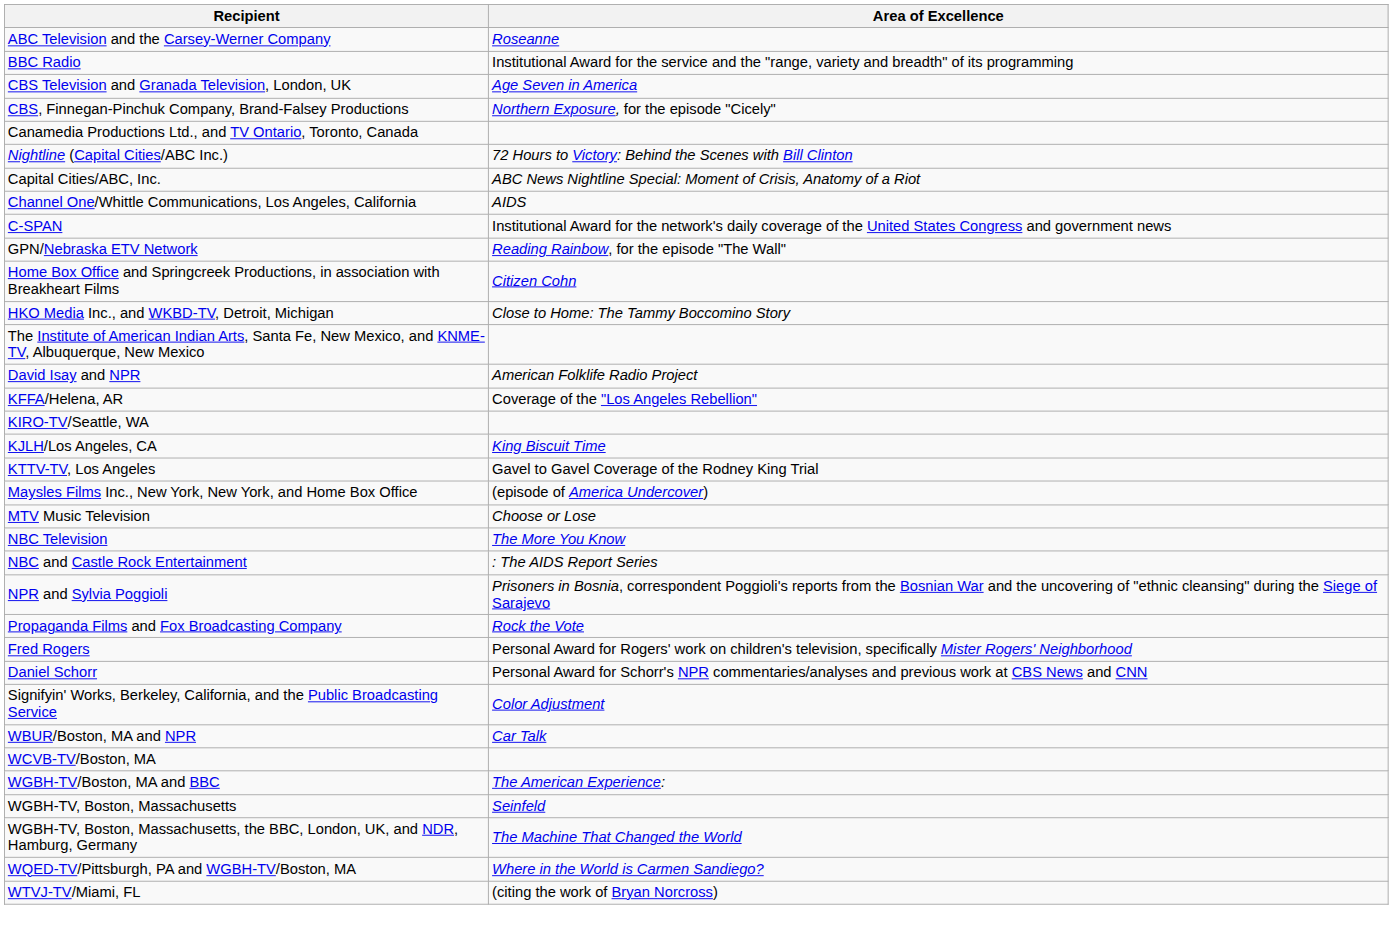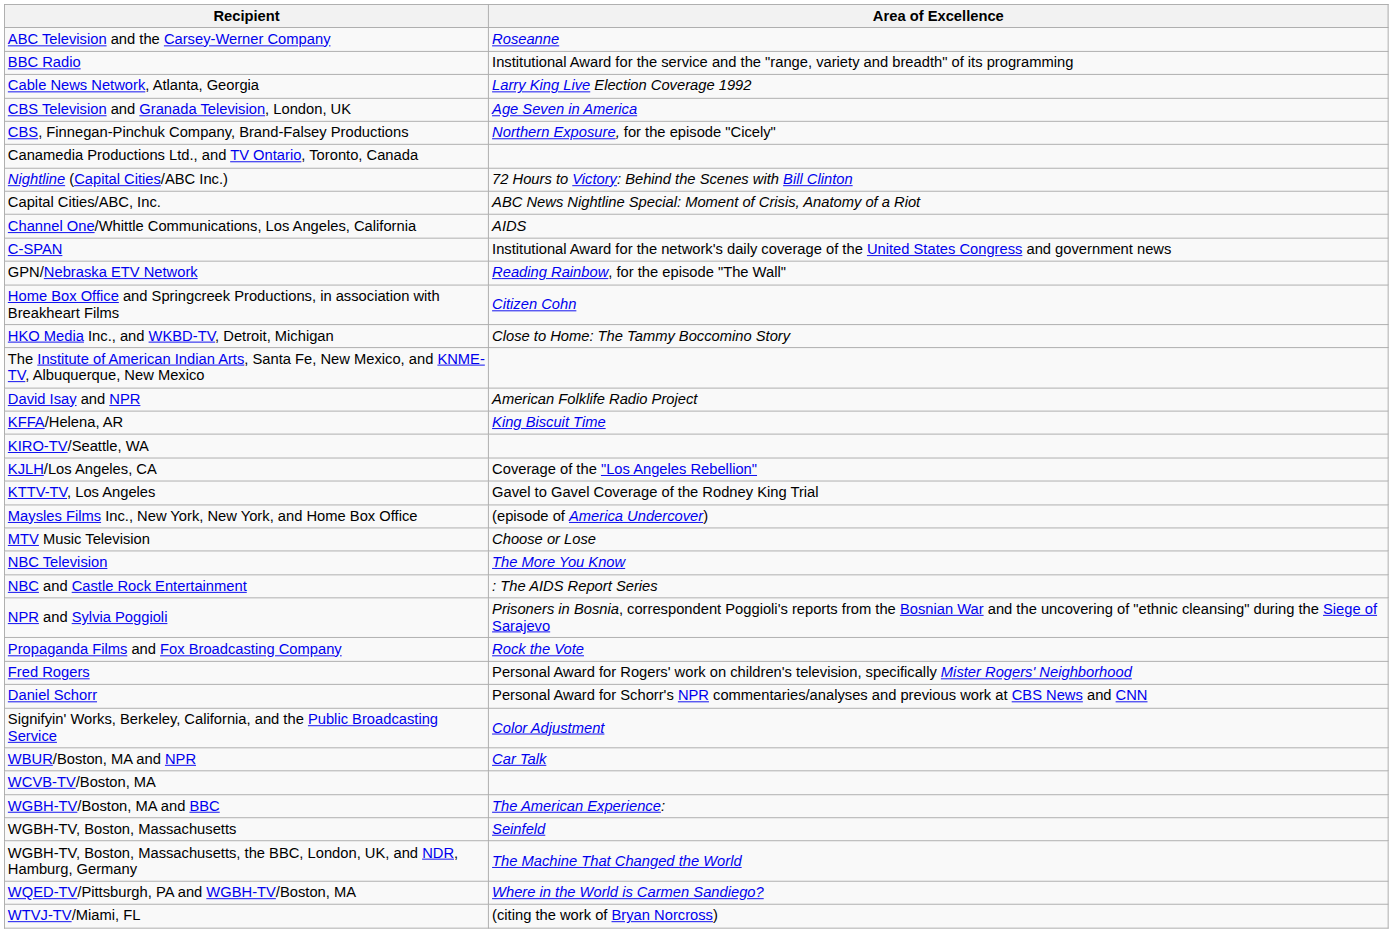+ row: (133, 86)
(625, 399) Coverage of the "Los Angeles Rebellion" -> (549, 422) King Biscuit Time
(549, 446) King Biscuit Time -> (625, 469) Coverage of the "Los Angeles Rebellion"
